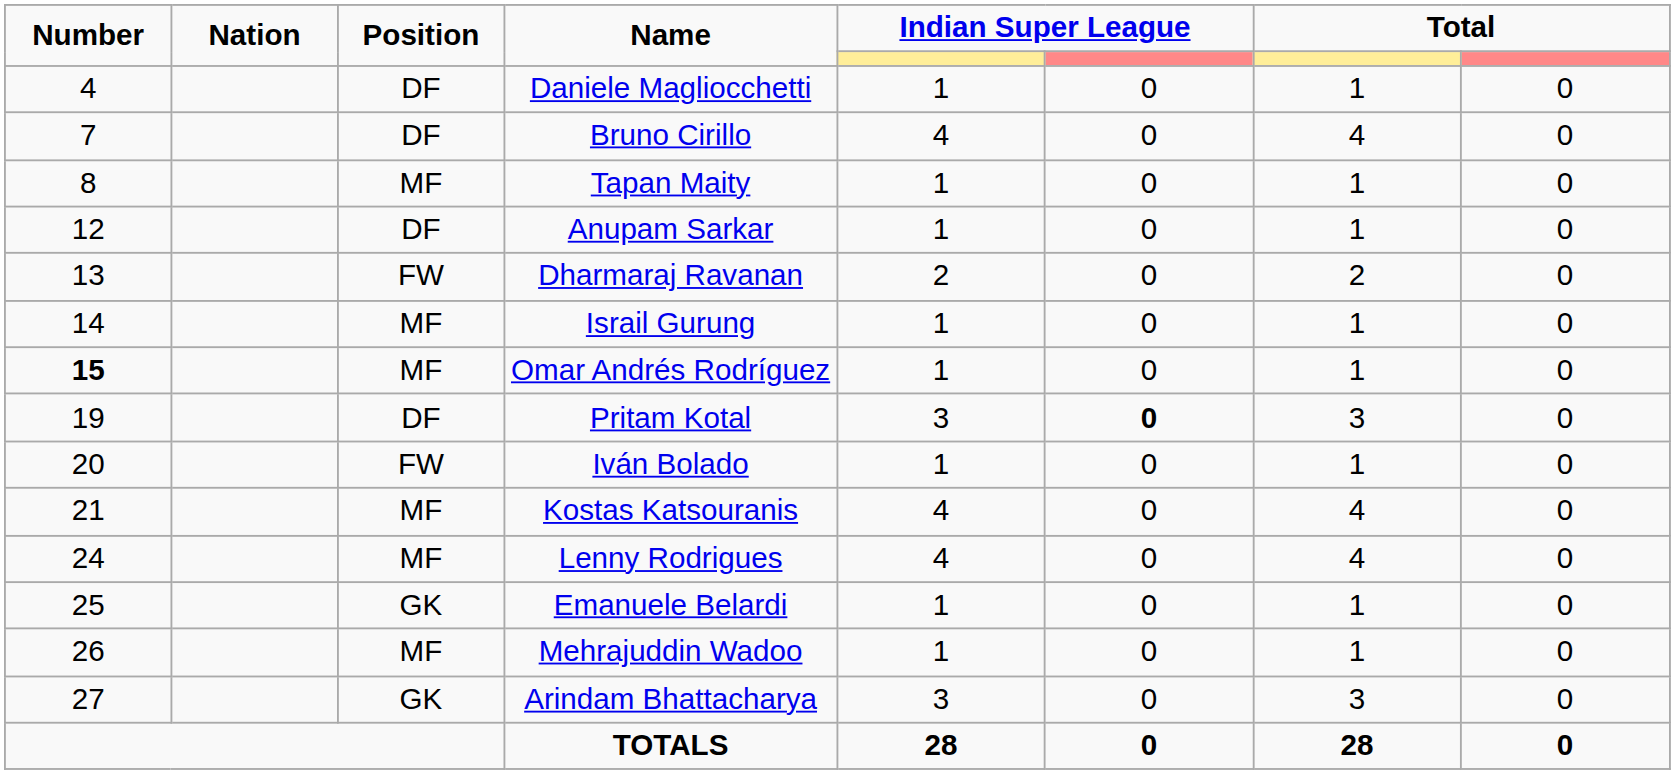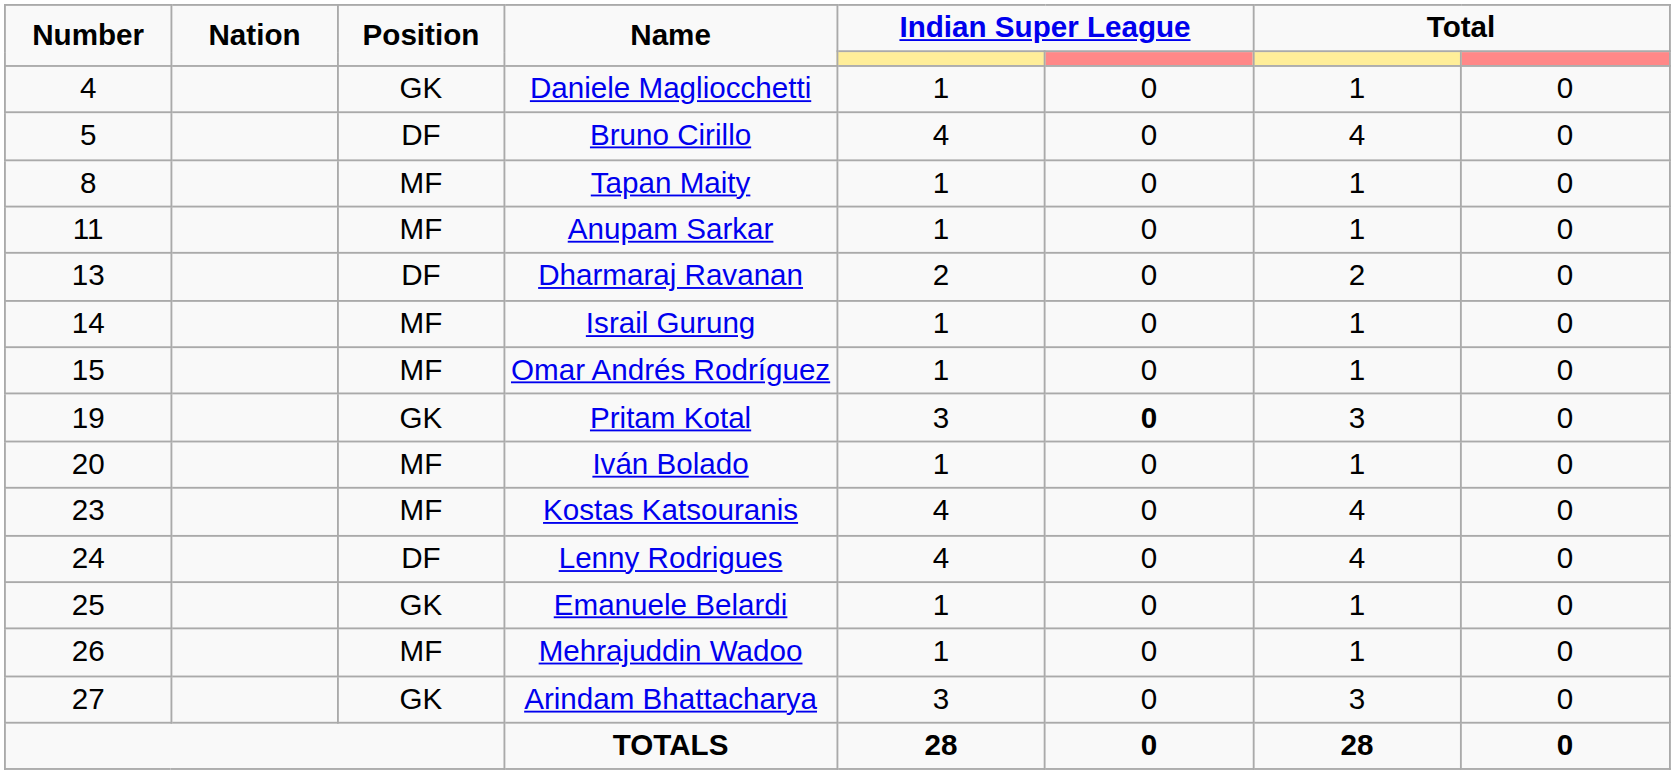(421, 88) DF -> (421, 88) GK
(88, 135) 7 -> (88, 135) 5
(88, 229) 12 -> (88, 229) 11
(421, 229) DF -> (421, 229) MF
(421, 276) FW -> (421, 276) DF
(88, 370) bold -> (88, 370) normal
(421, 417) DF -> (421, 417) GK
(421, 464) FW -> (421, 464) MF
(88, 511) 21 -> (88, 511) 23
(421, 557) MF -> (421, 557) DF
